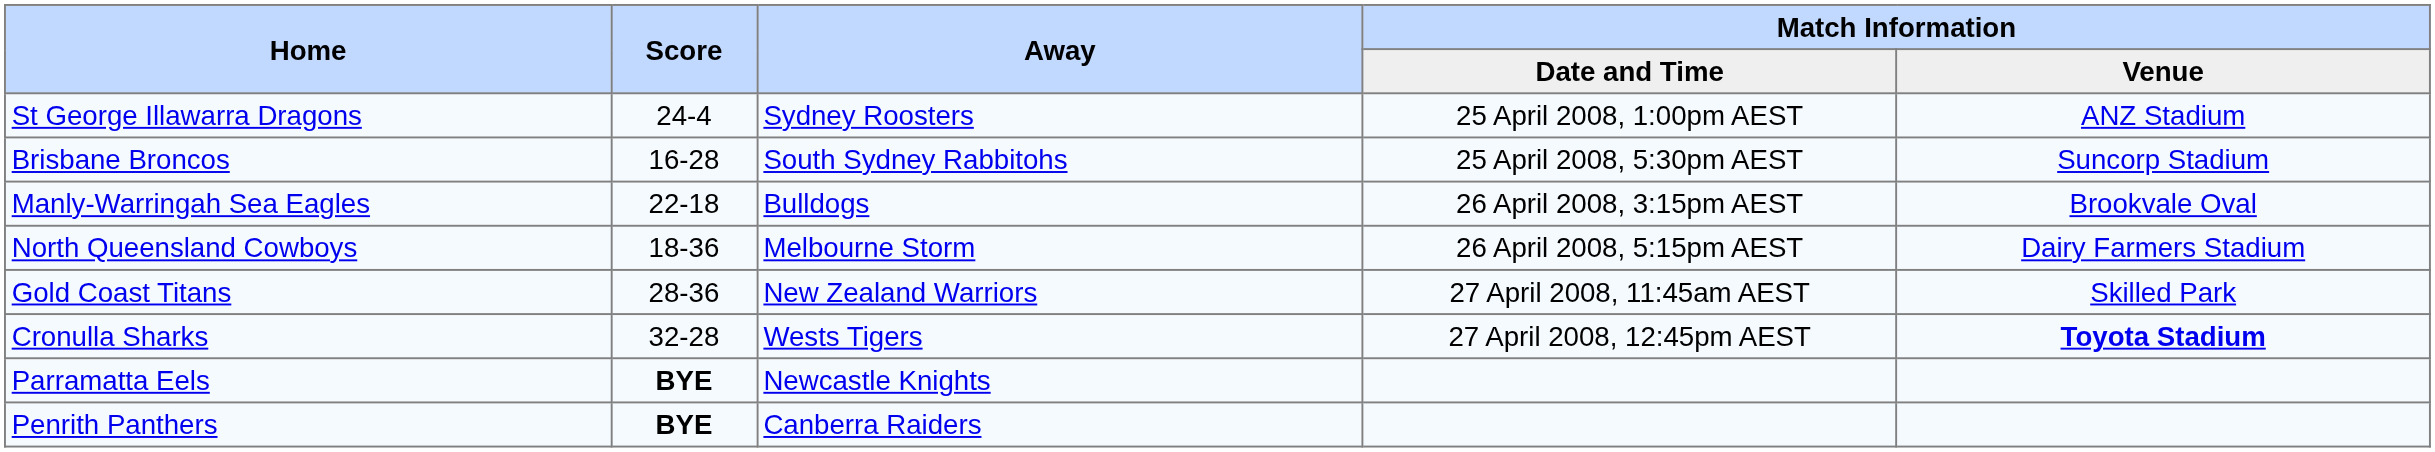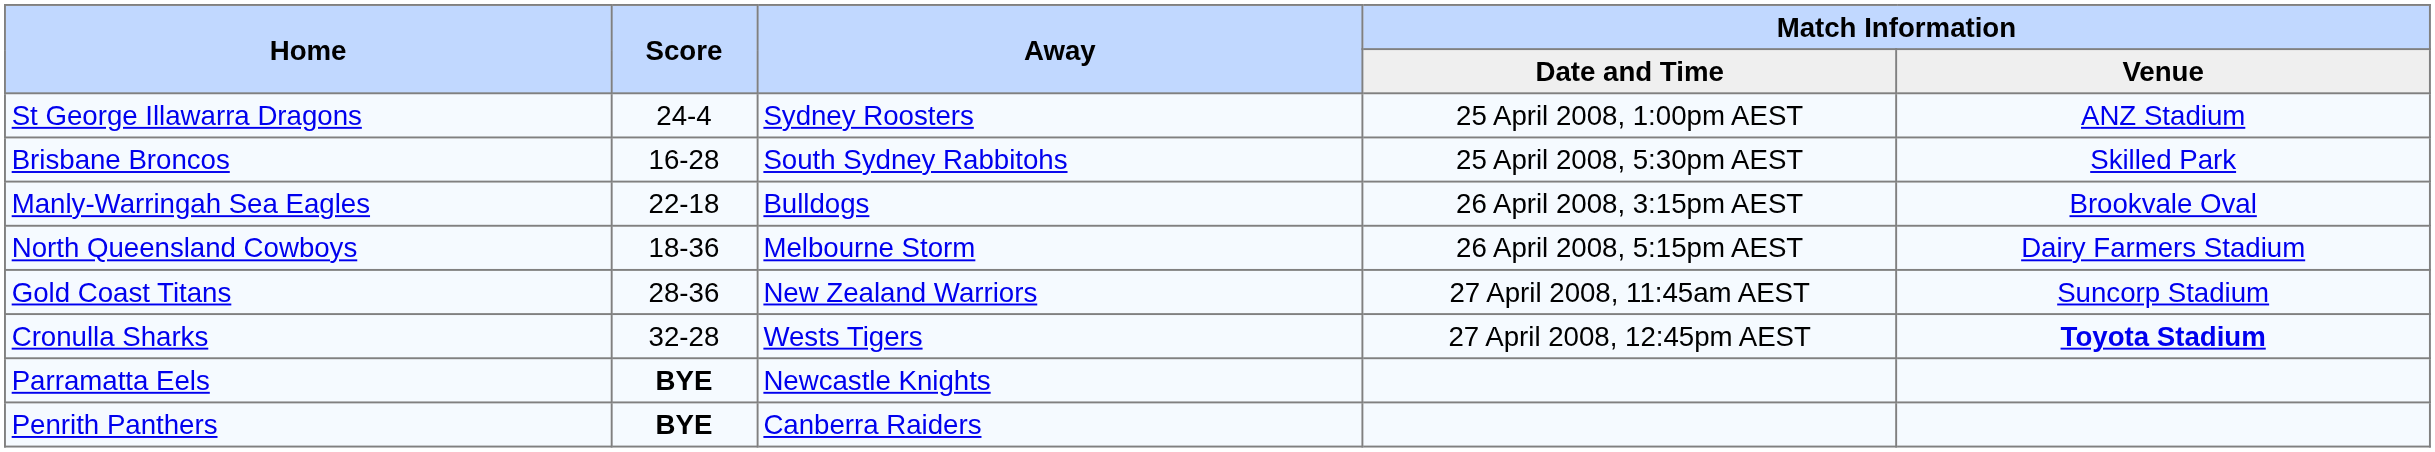(2163, 160) Suncorp Stadium -> (2163, 160) Skilled Park
(2163, 292) Skilled Park -> (2163, 292) Suncorp Stadium
